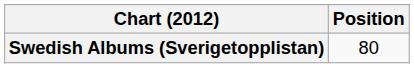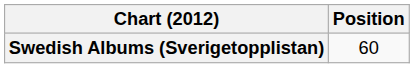(369, 47) 80 -> (369, 47) 60
